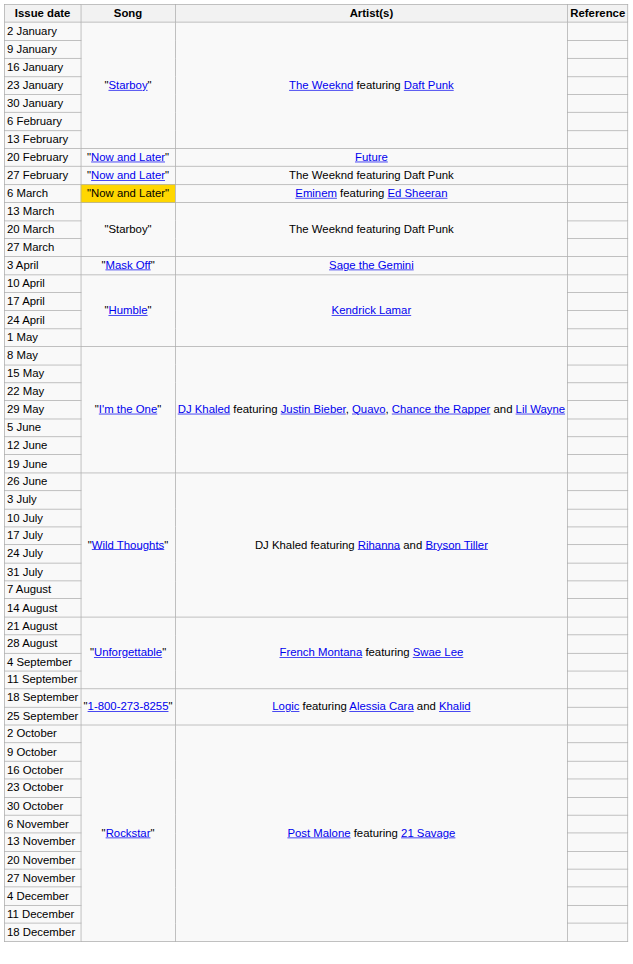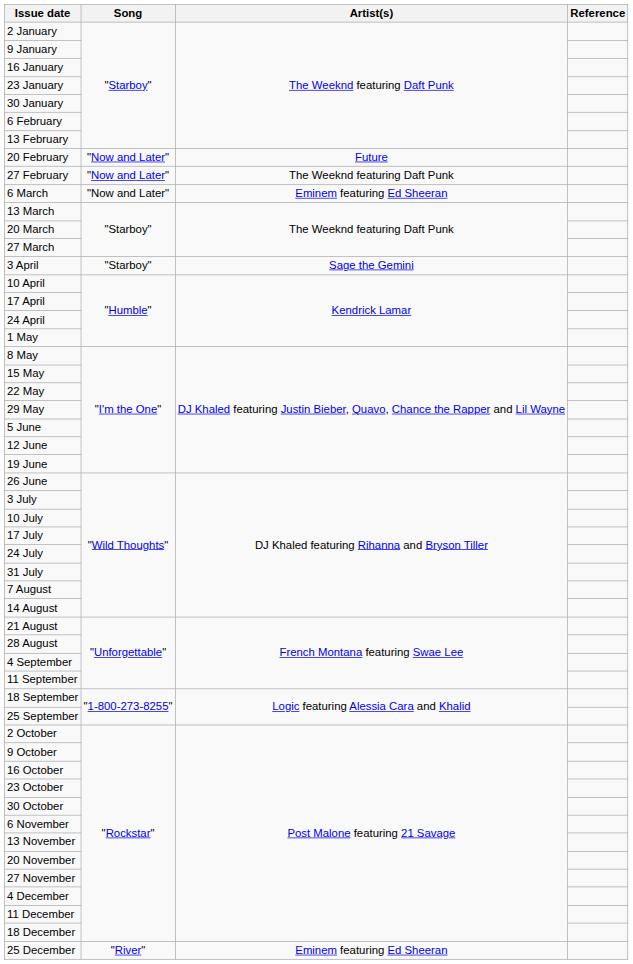(128, 193) gold background -> (128, 193) no background
(128, 265) "Mask Off" -> (128, 265) "Starboy"
+ row: (41, 950)
